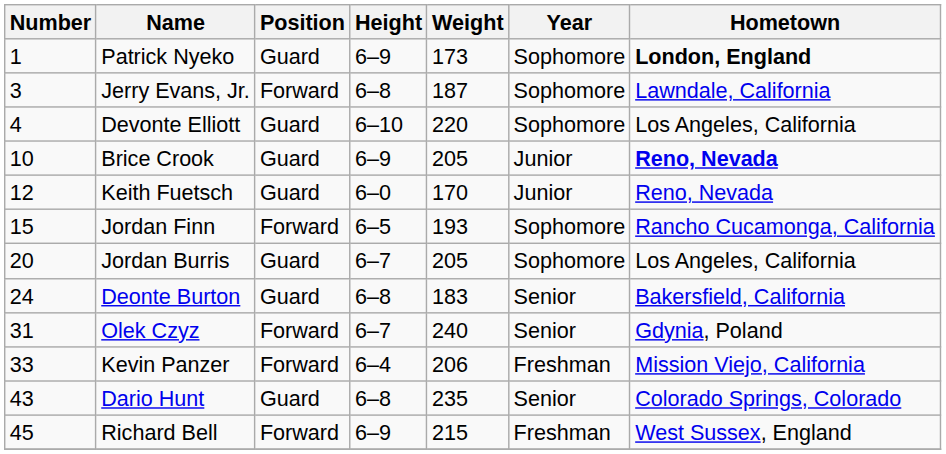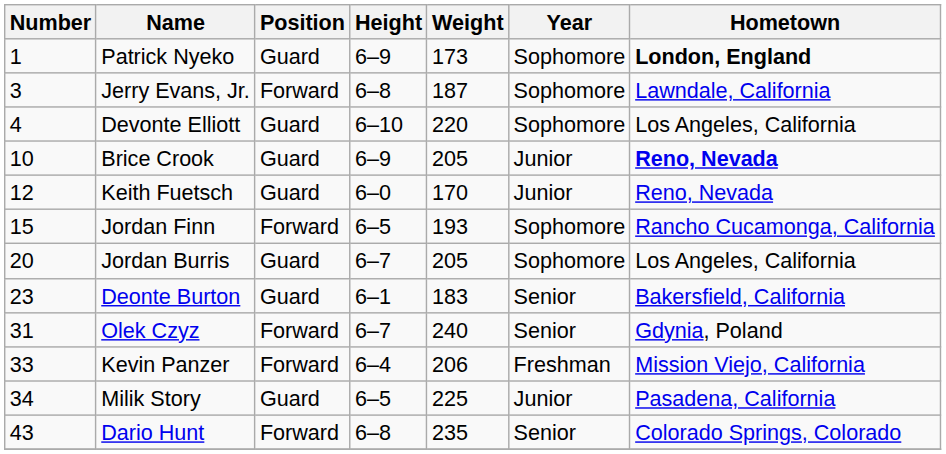(22, 295) 24 -> (22, 295) 23
(373, 295) 6–8 -> (373, 295) 6–1
+ row: (151, 398)
(290, 398) Guard -> (299, 432) Forward
- row: (159, 432)
